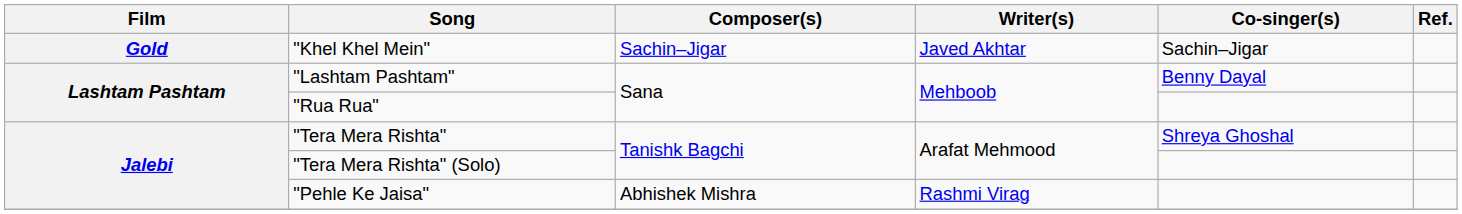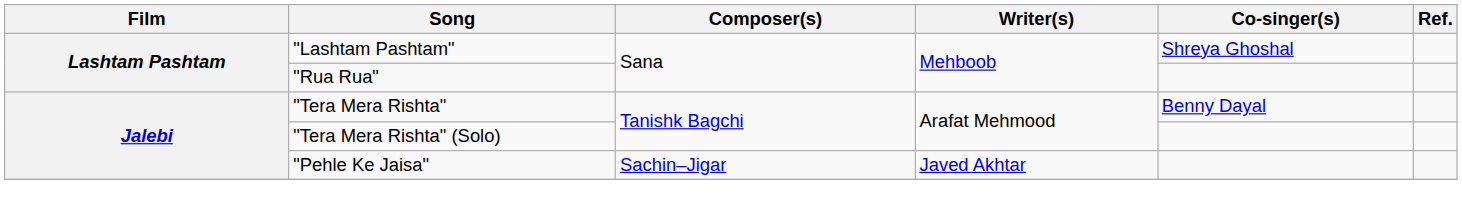- row: (362, 48)
(1214, 77) Benny Dayal -> (1228, 48) Shreya Ghoshal
(1228, 135) Shreya Ghoshal -> (1214, 106) Benny Dayal
(688, 194) Abhishek Mishra -> (673, 164) Sachin–Jigar
(975, 194) Rashmi Virag -> (973, 164) Javed Akhtar
